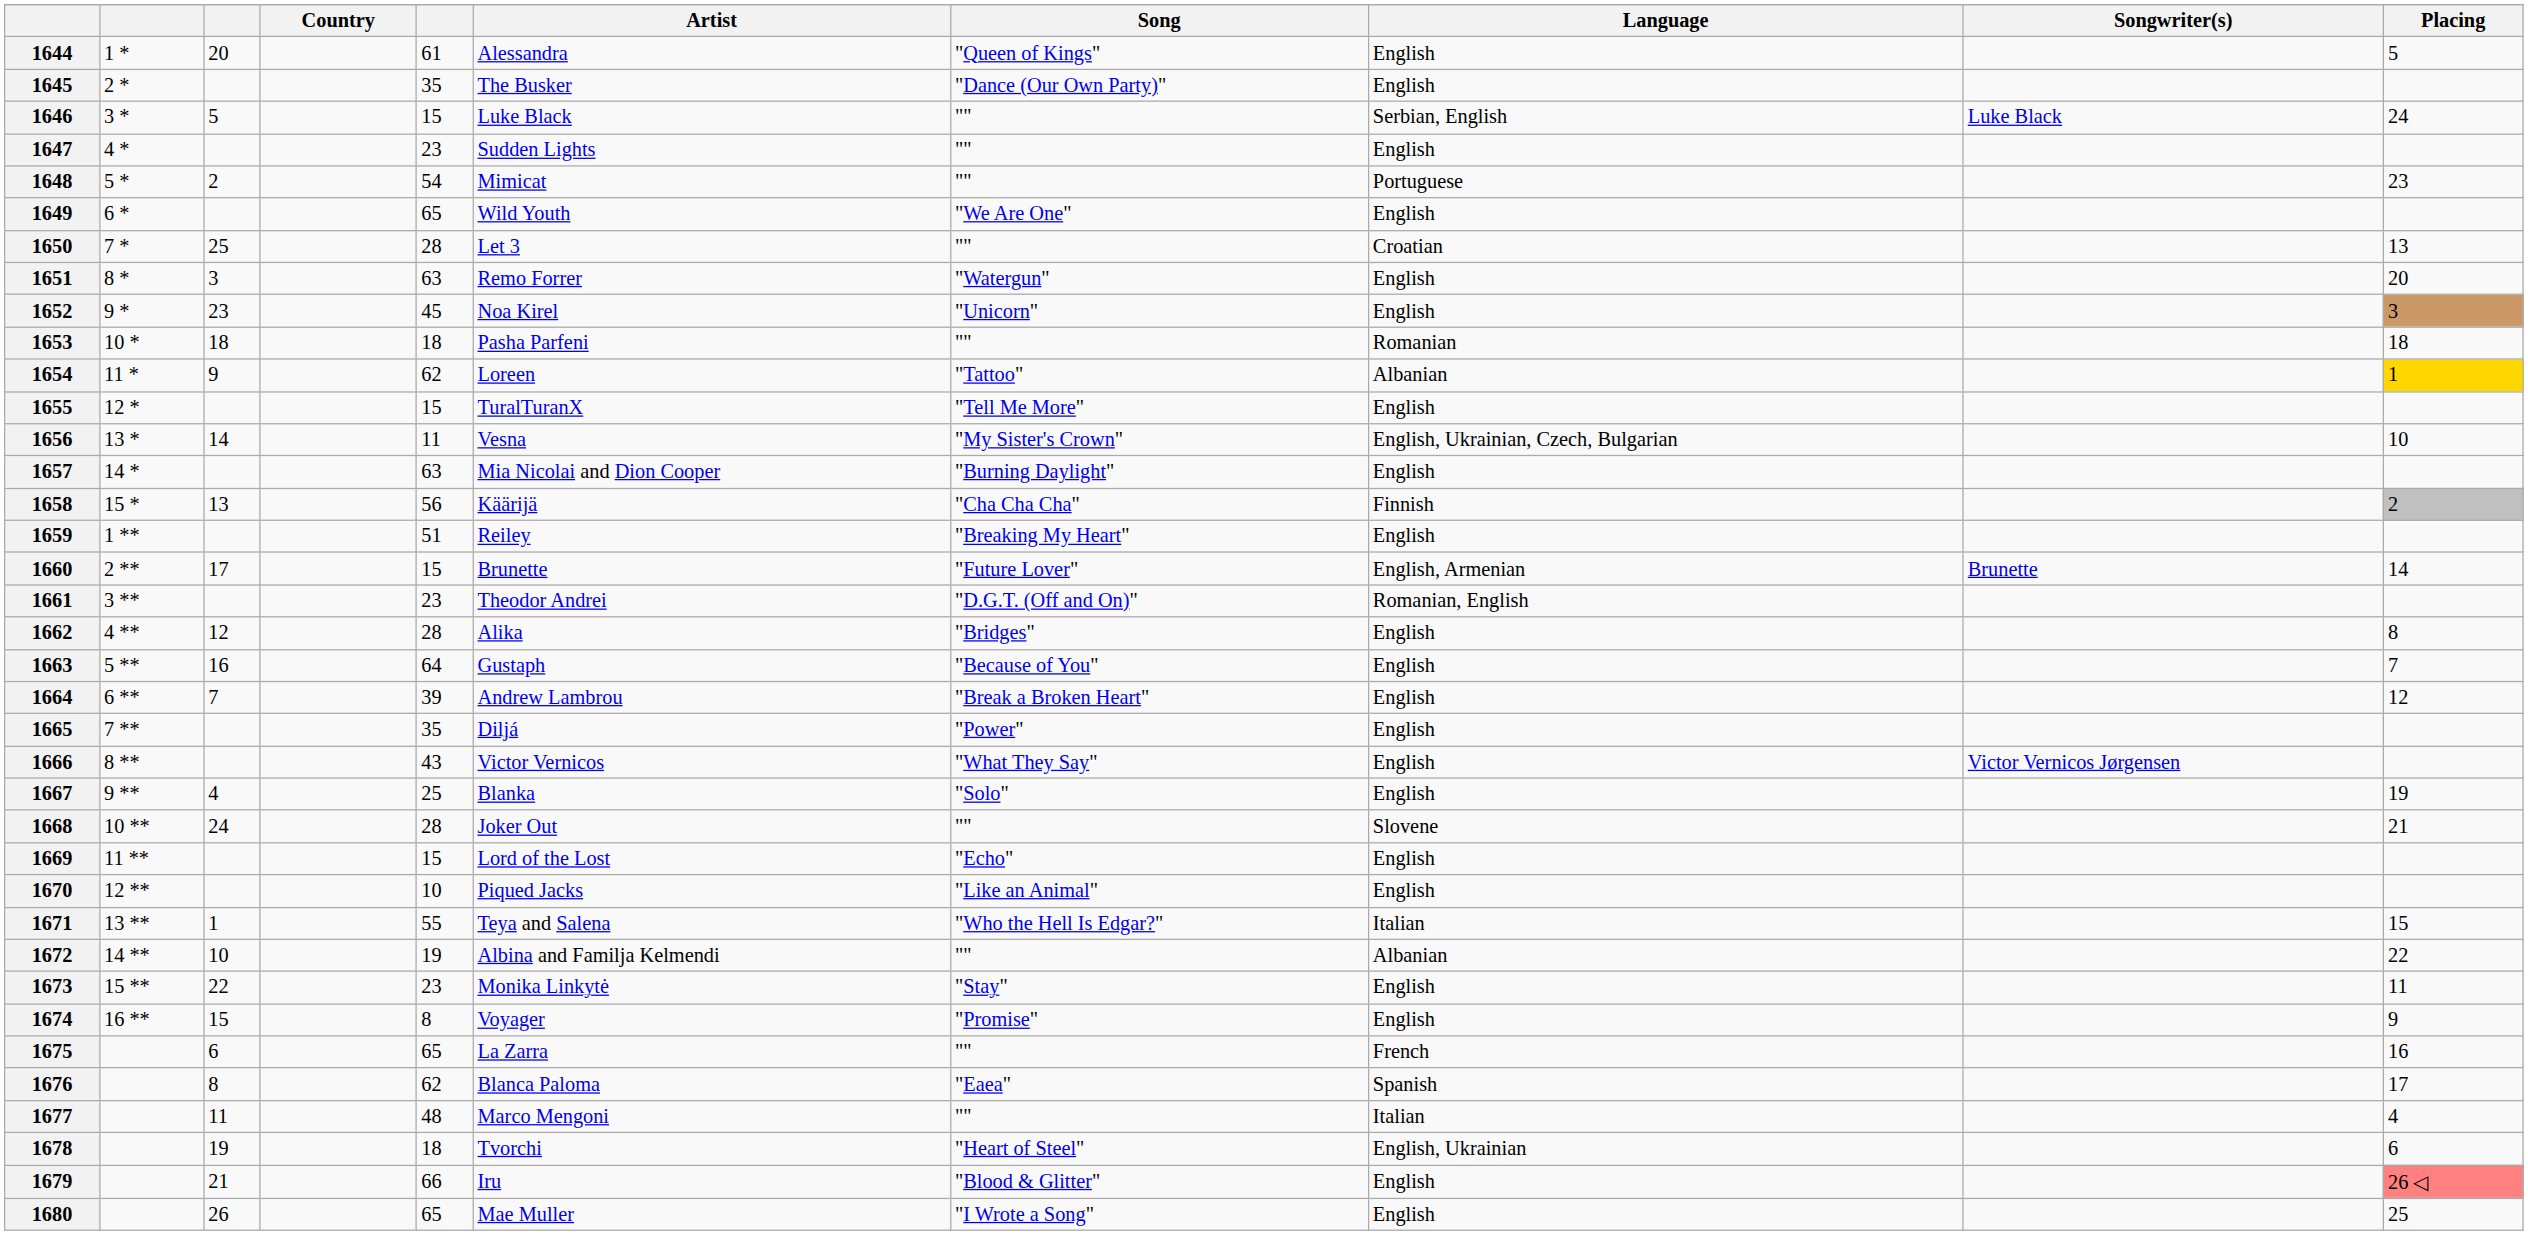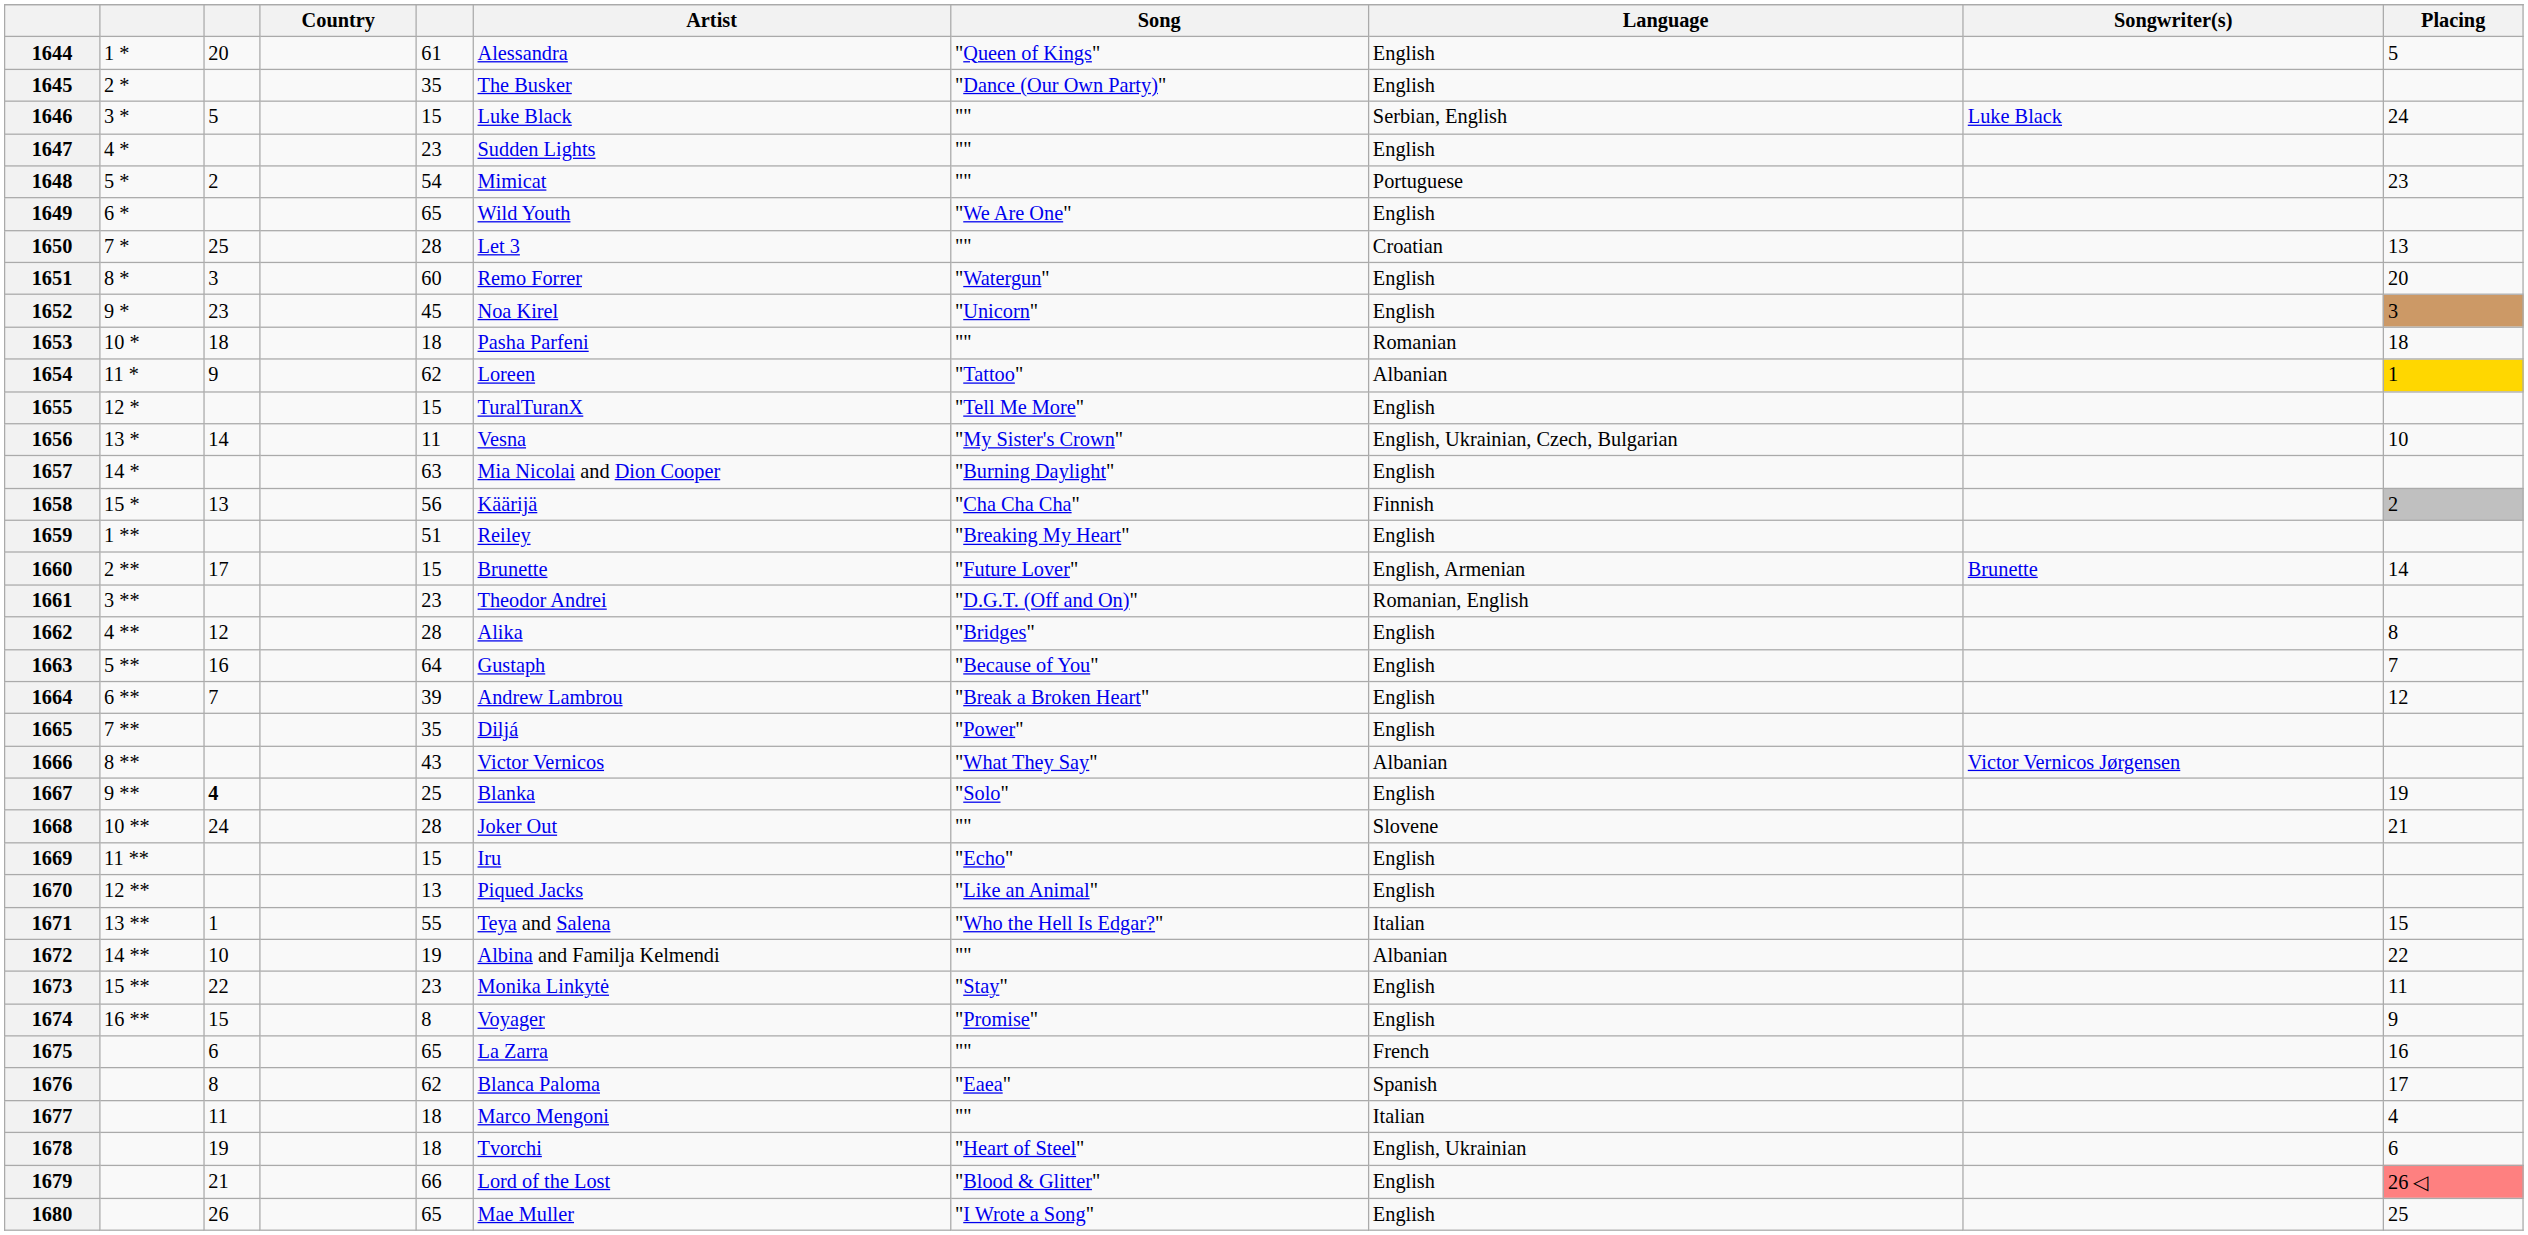(431, 278) 63 -> (431, 278) 60
(1404, 761) English -> (1410, 761) Albanian
(213, 794) normal -> (213, 794) bold
(544, 858) Lord of the Lost -> (489, 858) Iru
(431, 890) 10 -> (431, 890) 13
(431, 1116) 48 -> (431, 1116) 18
(489, 1181) Iru -> (544, 1181) Lord of the Lost
